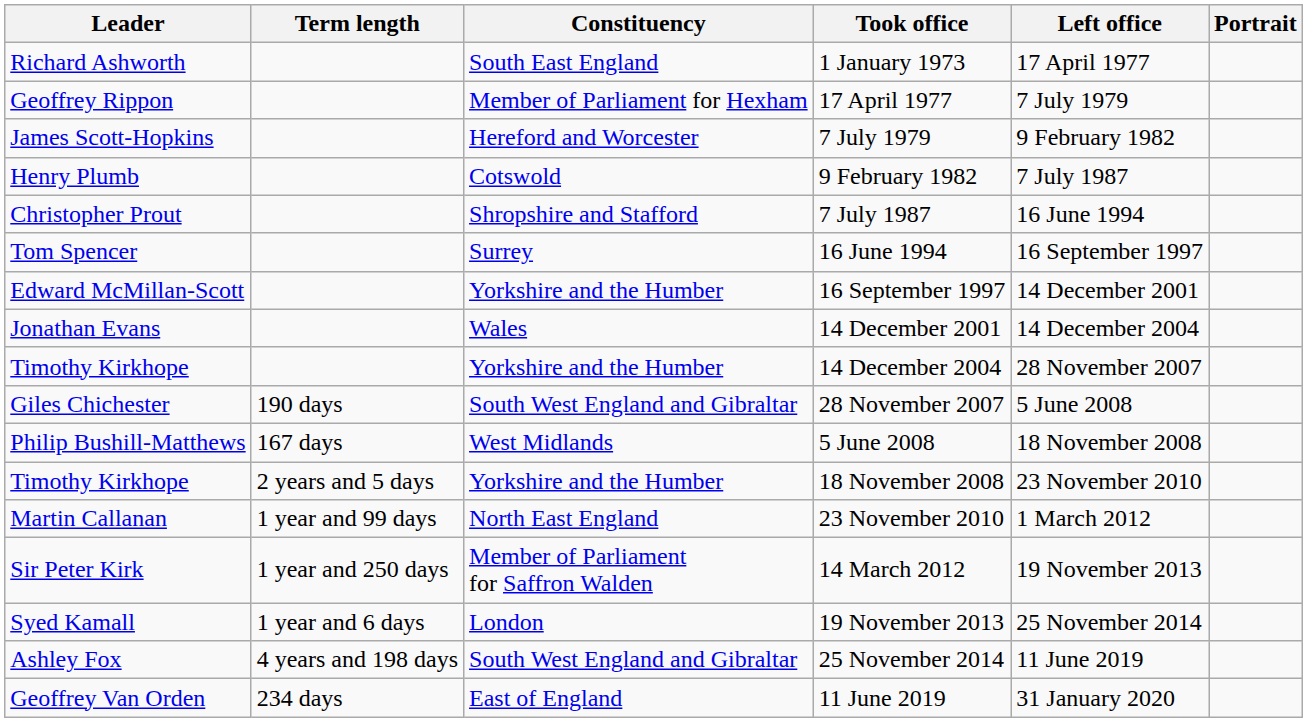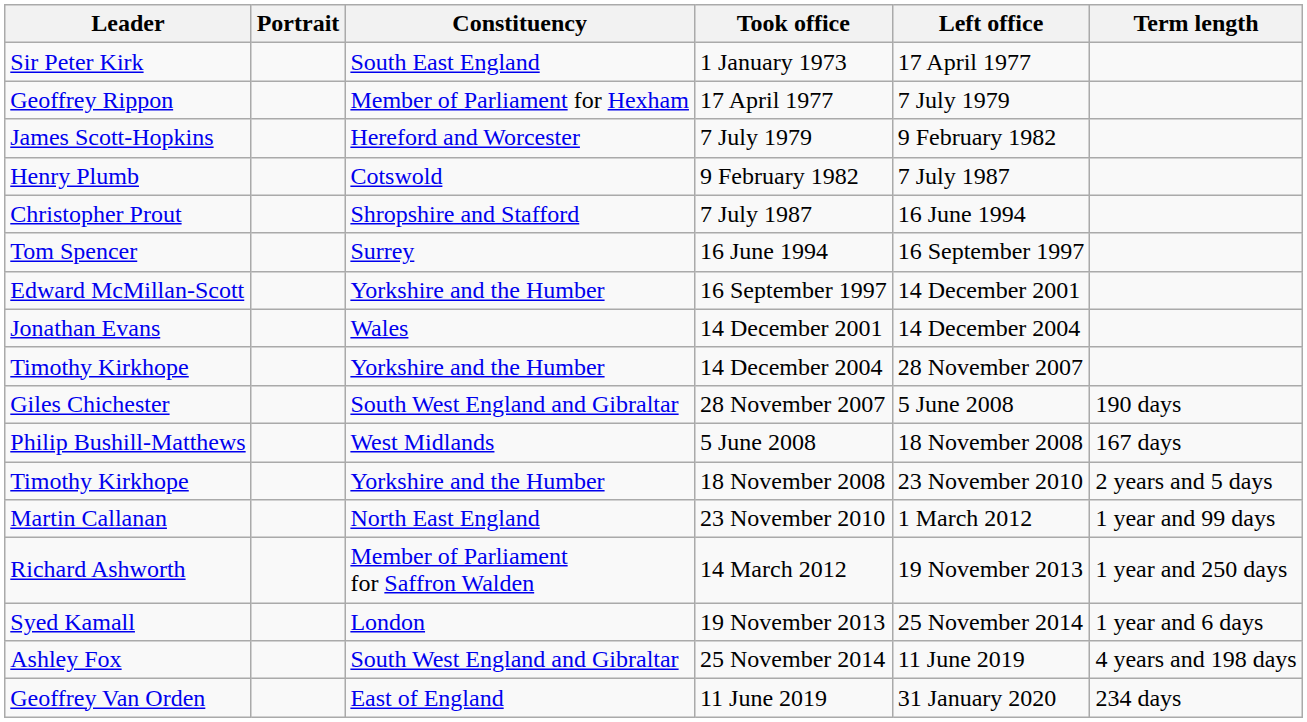columns swapped: (1255, 23) <-> (357, 23)
(98, 61) Richard Ashworth -> (77, 61) Sir Peter Kirk
(77, 569) Sir Peter Kirk -> (98, 569) Richard Ashworth
